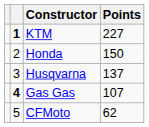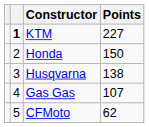(113, 74) 137 -> (113, 74) 138
(17, 93) bold -> (17, 93) normal
